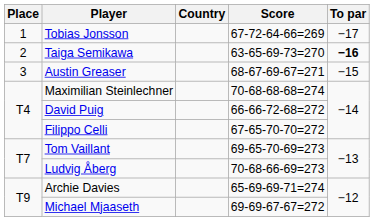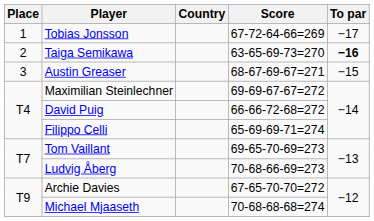(278, 91) 70-68-68-68=274 -> (278, 91) 69-69-67-67=272
(278, 130) 67-65-70-70=272 -> (278, 130) 65-69-69-71=274
(278, 187) 65-69-69-71=274 -> (278, 187) 67-65-70-70=272
(278, 207) 69-69-67-67=272 -> (278, 207) 70-68-68-68=274
